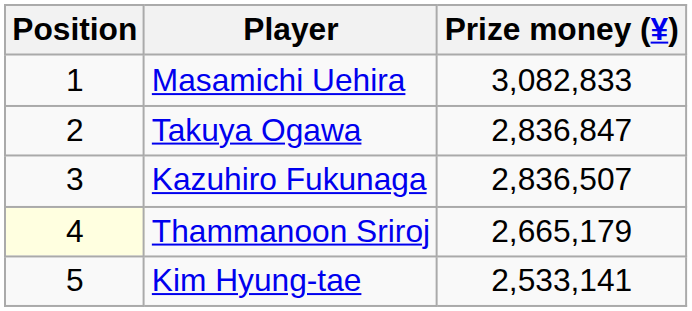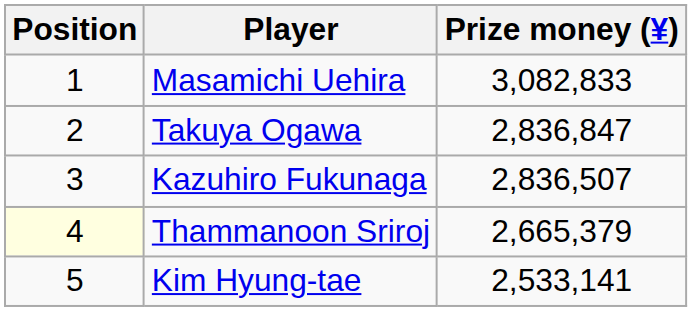(562, 230) 2,665,179 -> (562, 230) 2,665,379
